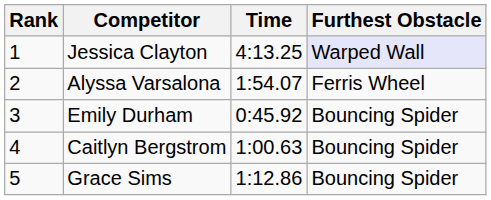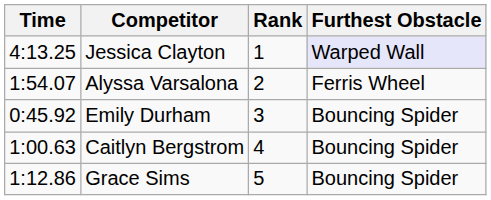columns swapped: (34, 20) <-> (269, 20)
